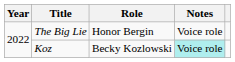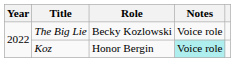(123, 31) Honor Bergin -> (132, 31) Becky Kozlowski
(132, 48) Becky Kozlowski -> (123, 48) Honor Bergin
